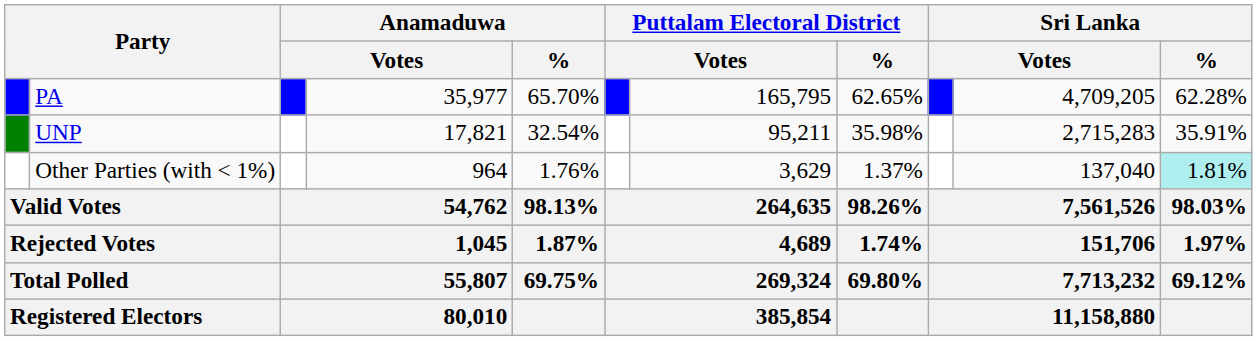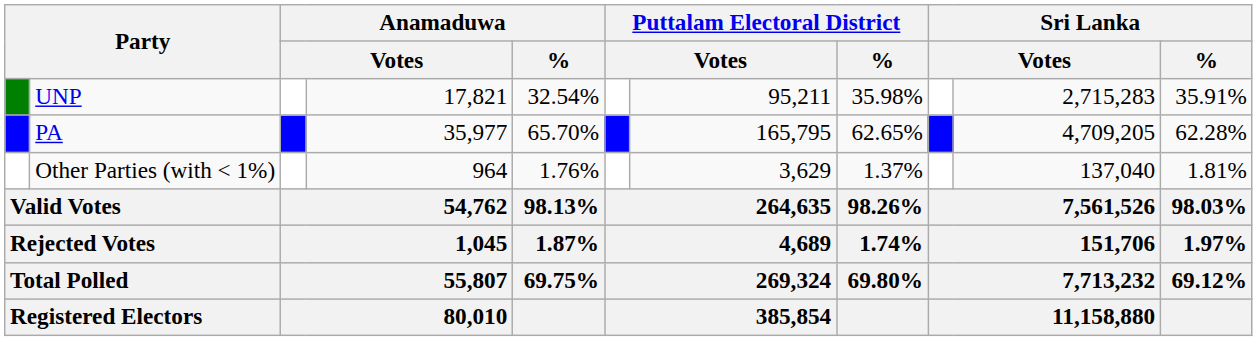rows swapped: (49, 96) <-> (58, 133)
(1217, 170) paleturquoise background -> (1217, 170) no background
